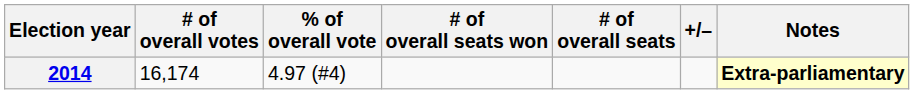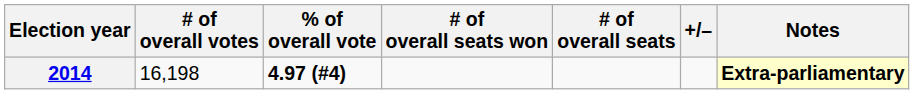(169, 72) 16,174 -> (169, 72) 16,198
(307, 72) normal -> (307, 72) bold
